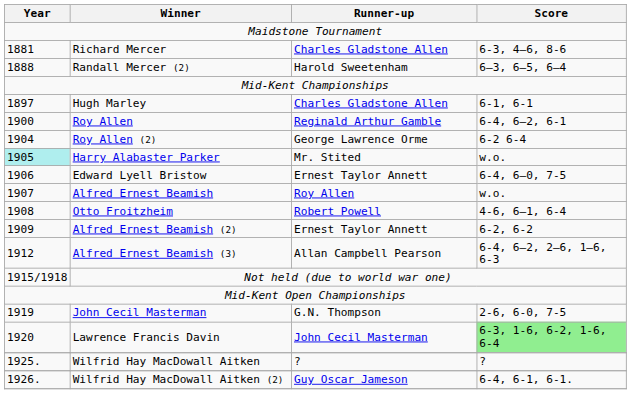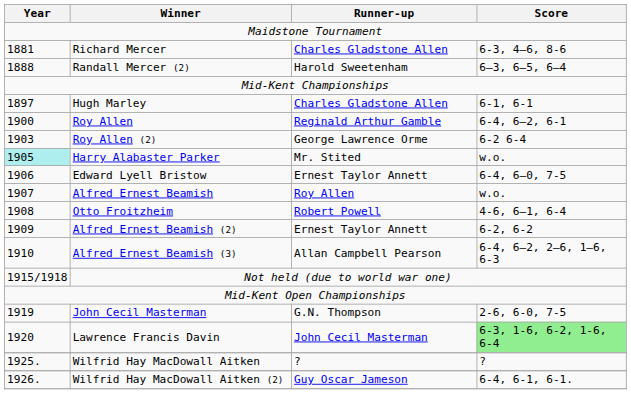(21, 139) 1904 -> (21, 139) 1903
(21, 253) 1912 -> (21, 253) 1910
